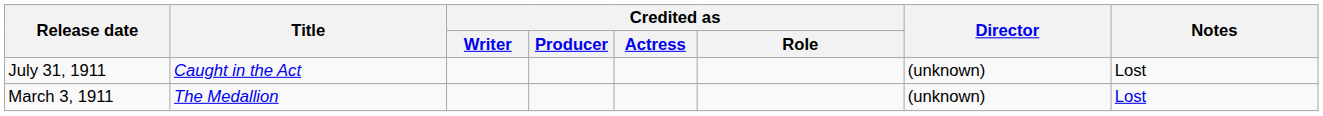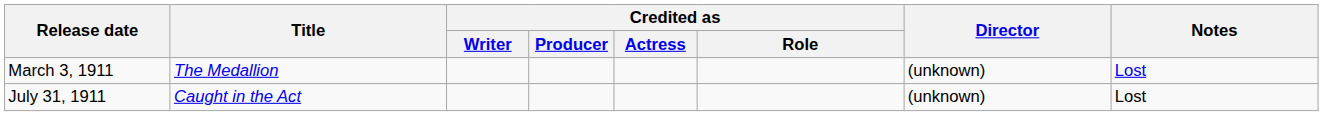rows swapped: (61, 96) <-> (57, 70)
